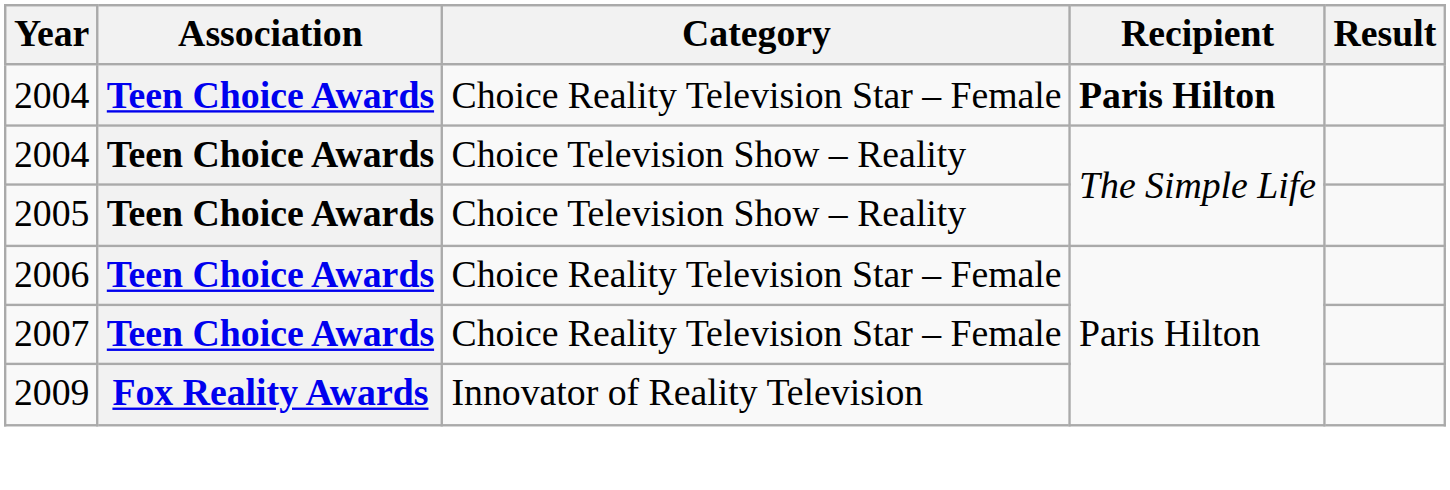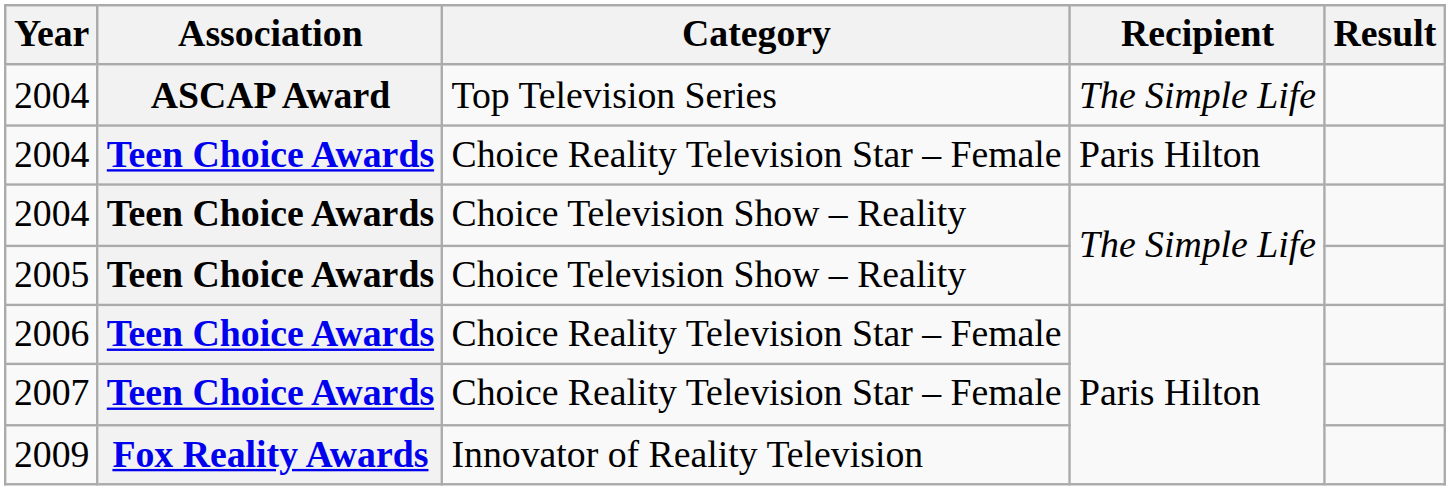+ row: (52, 94)
(1177, 94) bold -> (1170, 154) normal
